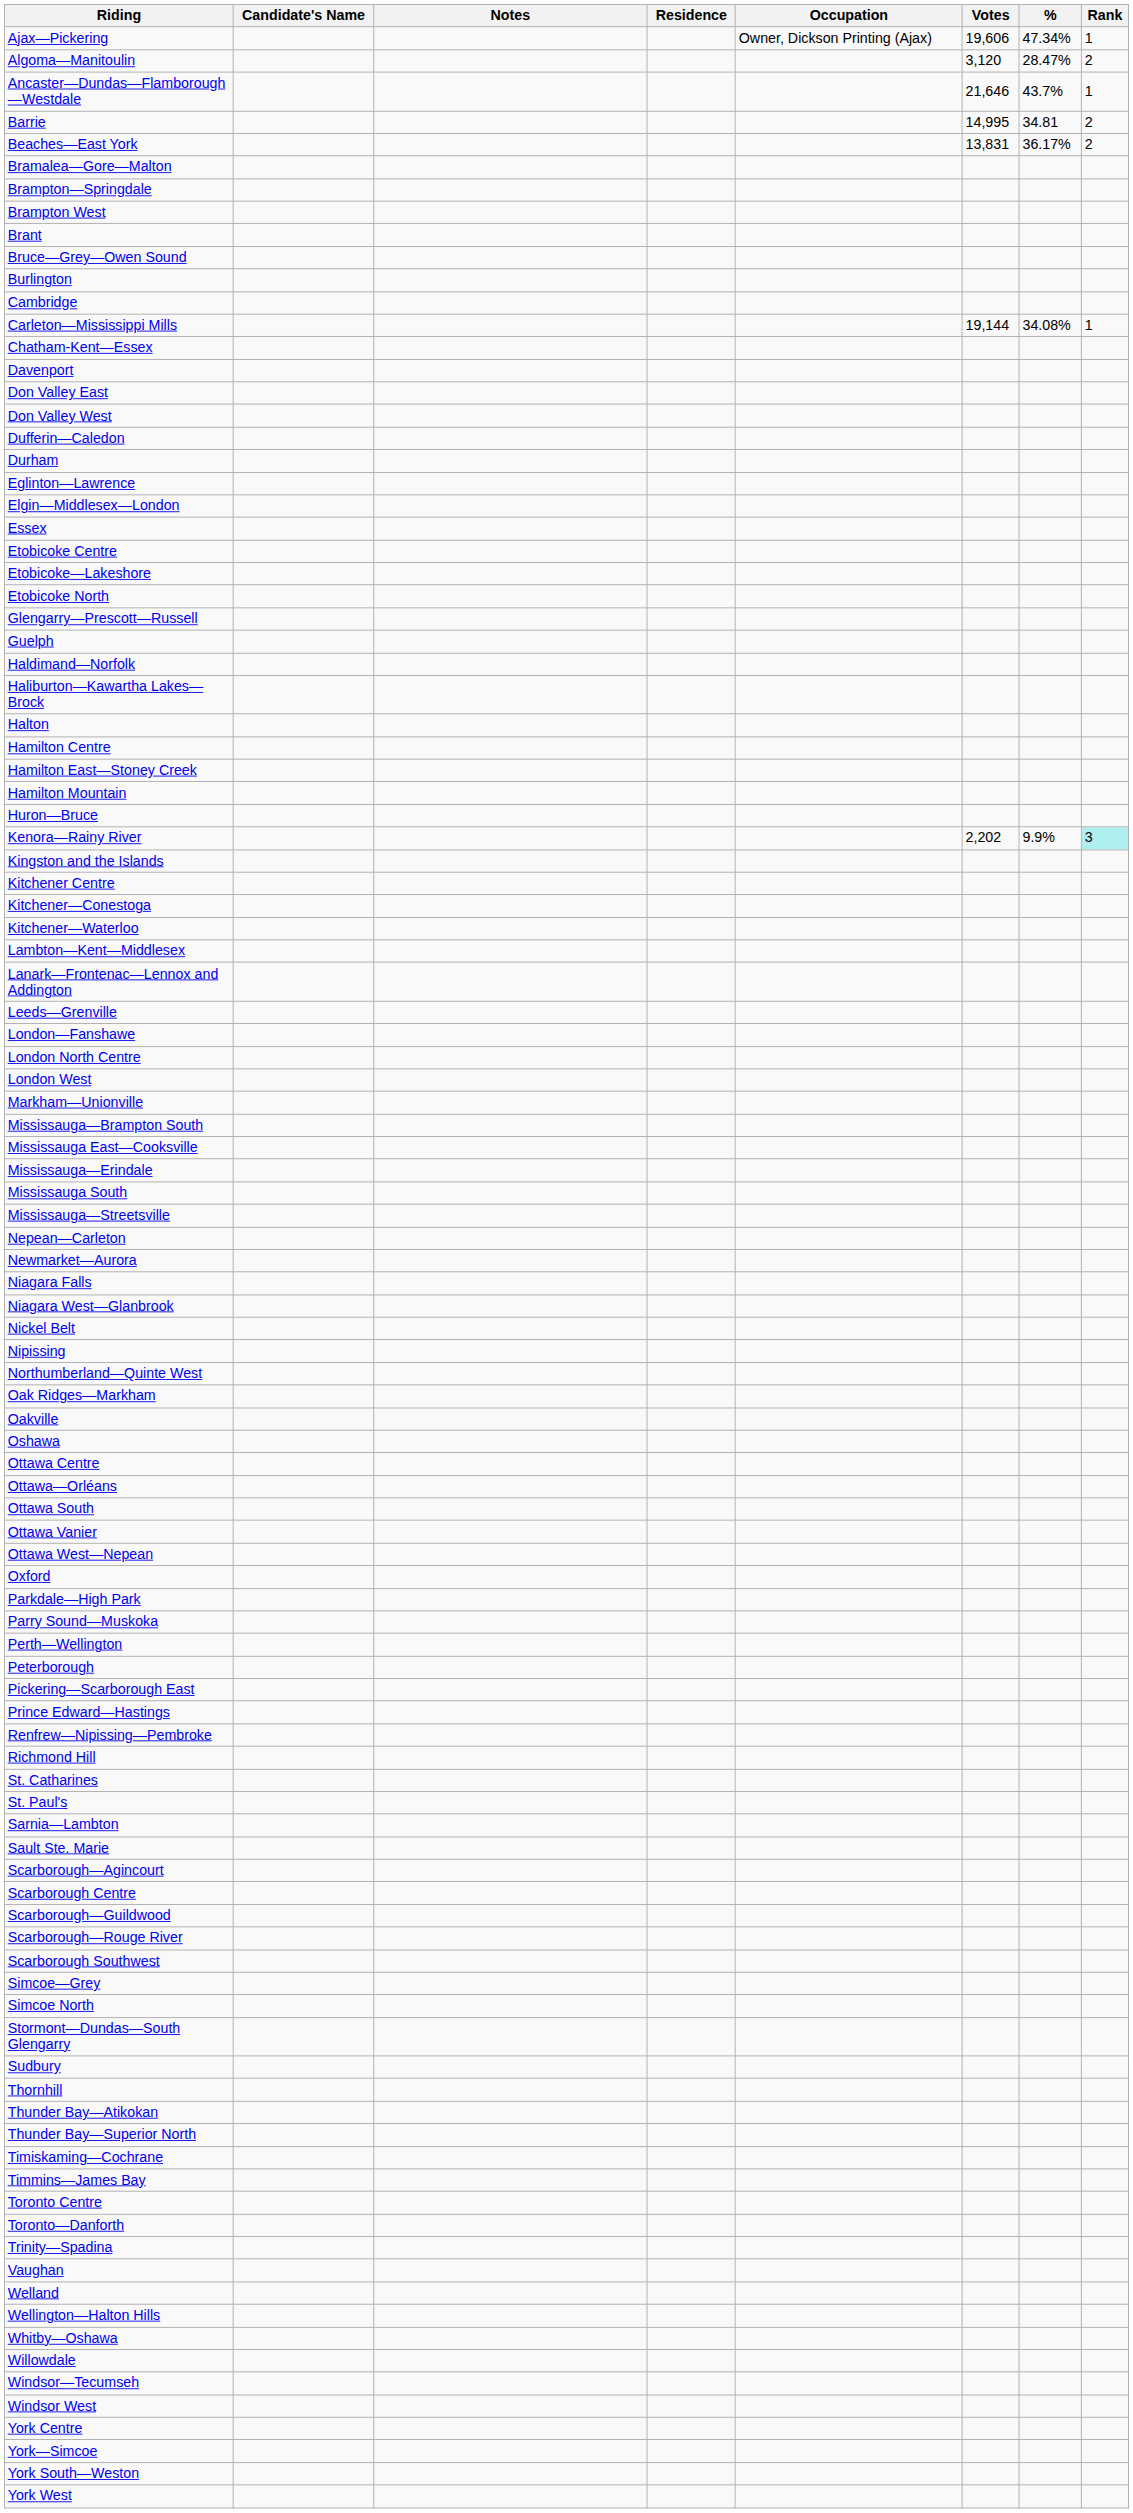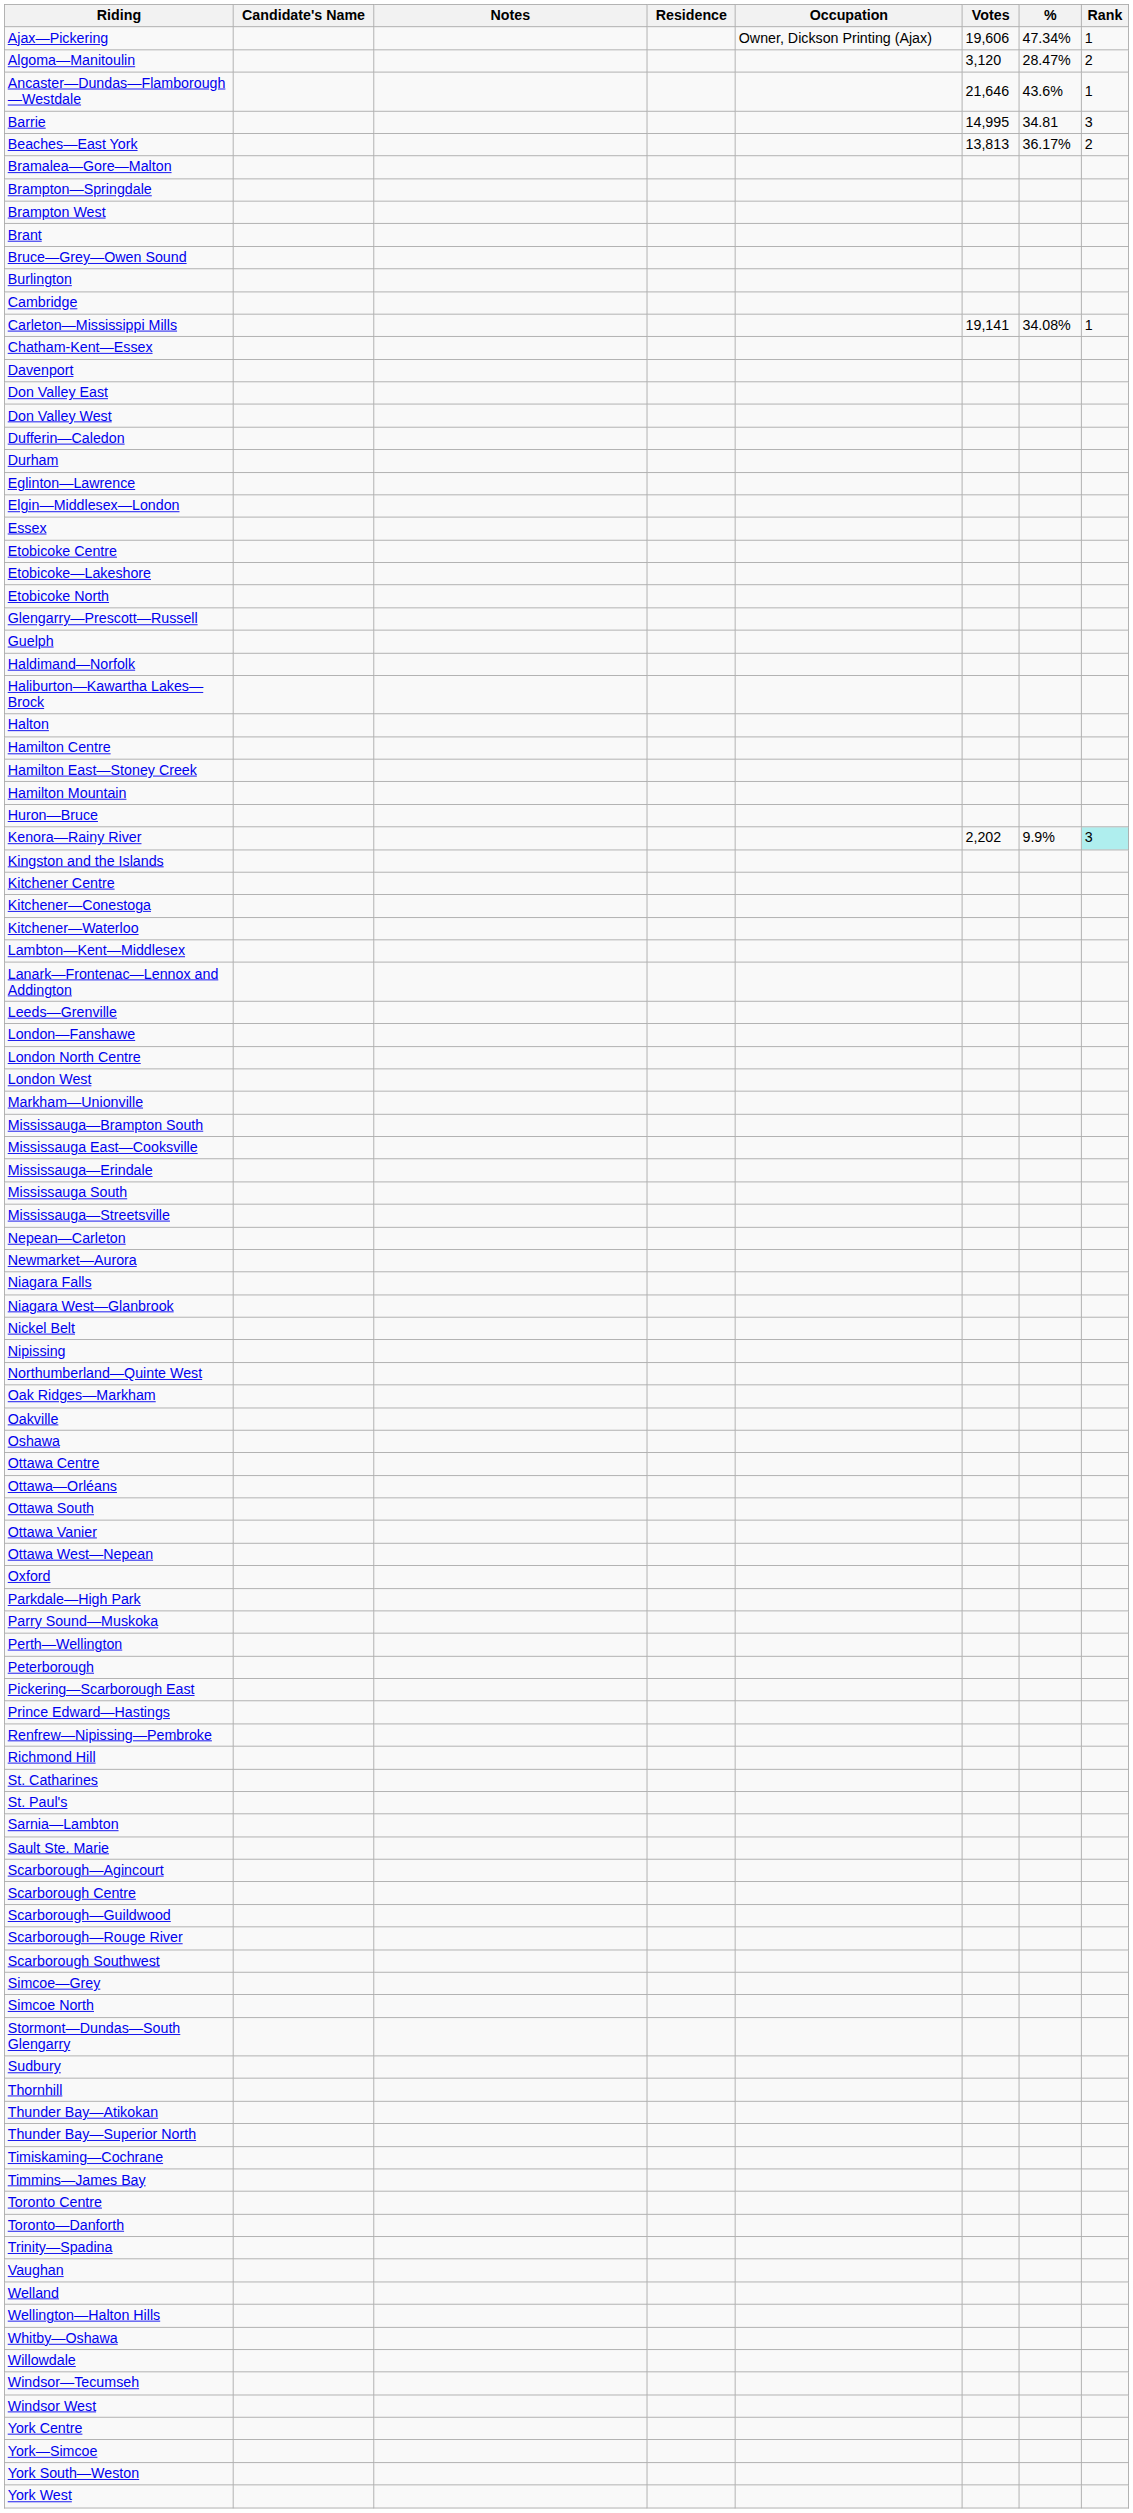(1043, 91) 43.7% -> (1043, 91) 43.6%
(1089, 122) 2 -> (1089, 122) 3
(987, 144) 13,831 -> (987, 144) 13,813
(987, 325) 19,144 -> (987, 325) 19,141
